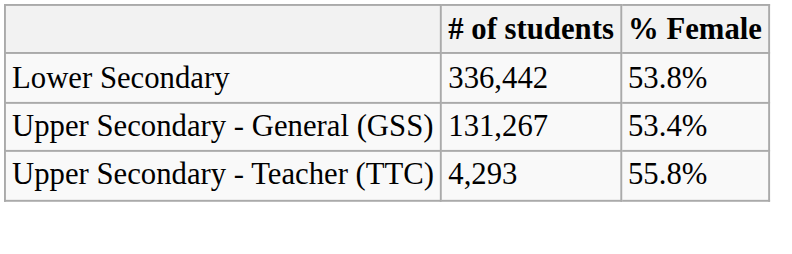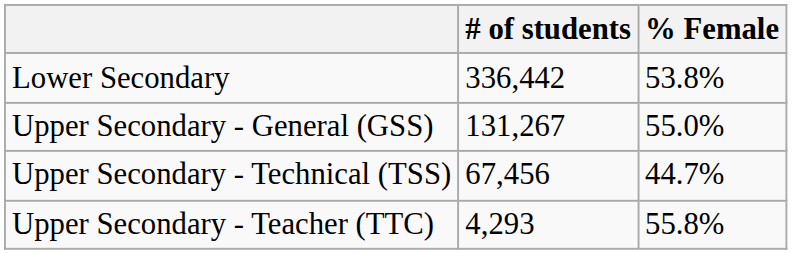(668, 126) 53.4% -> (685, 126) 55.0%
+ row: (232, 175)
